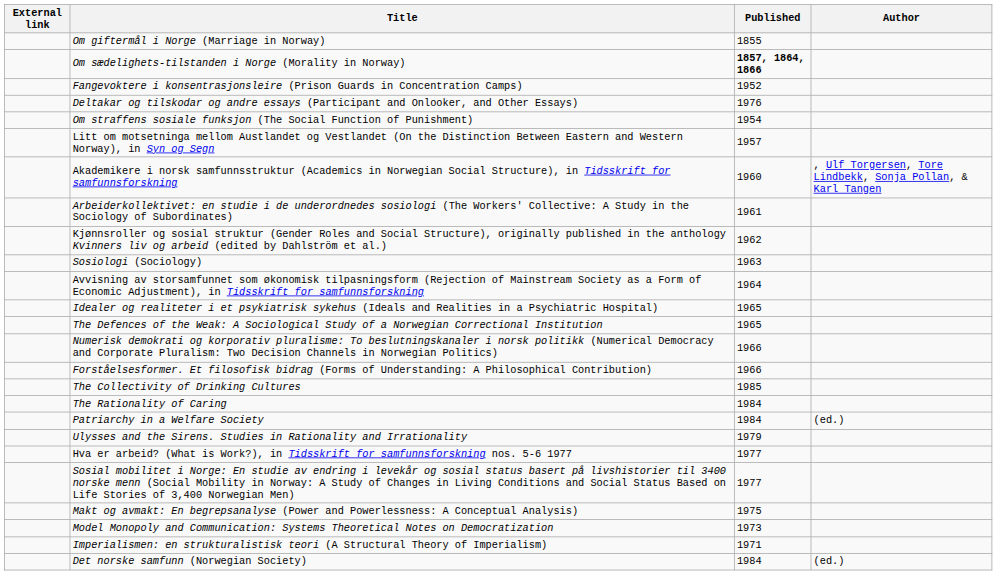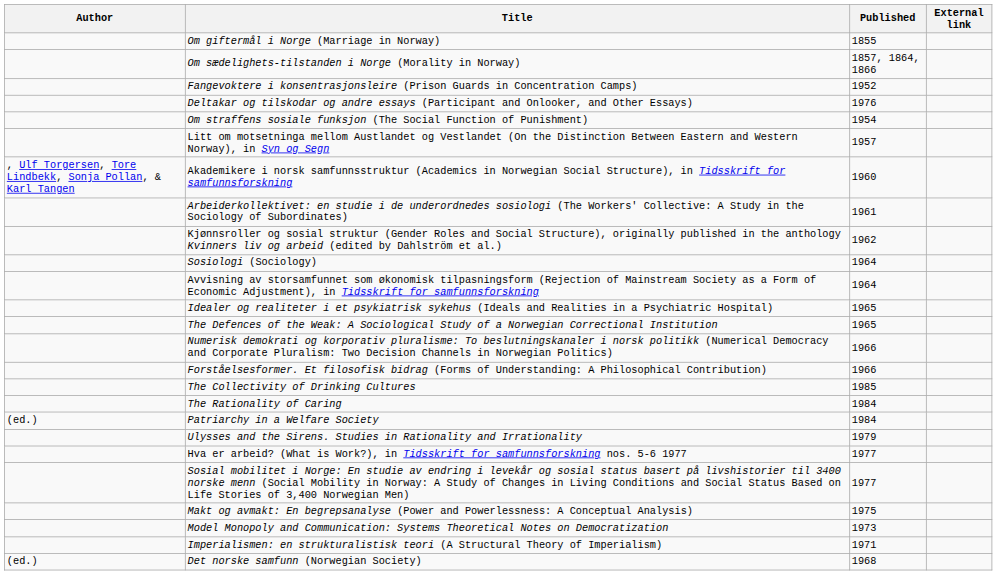columns swapped: (902, 19) <-> (37, 19)
(771, 64) bold -> (886, 64) normal
(749, 263) 1963 -> (864, 263) 1964
(749, 562) 1984 -> (864, 562) 1968
